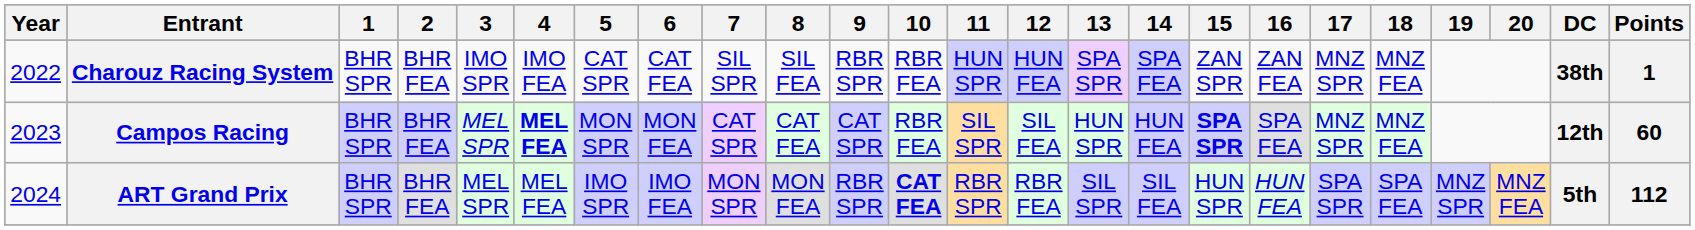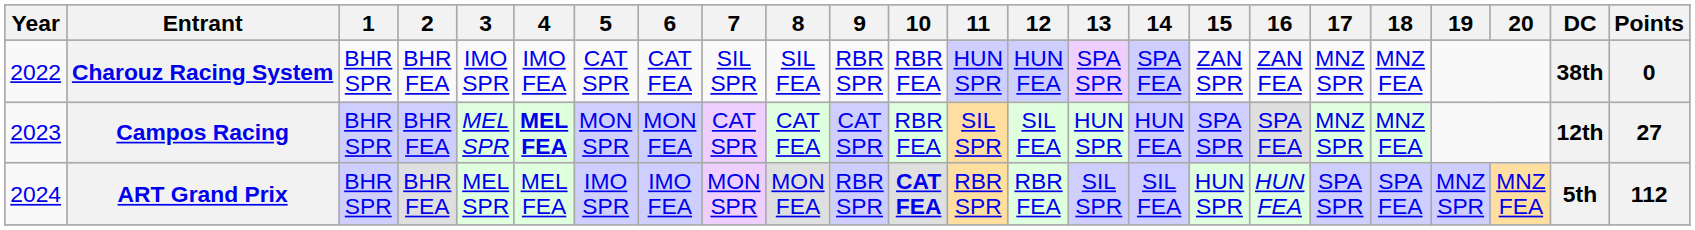(1649, 71) 1 -> (1649, 71) 0
(1219, 132) bold -> (1219, 132) normal
(1649, 132) 60 -> (1649, 132) 27
